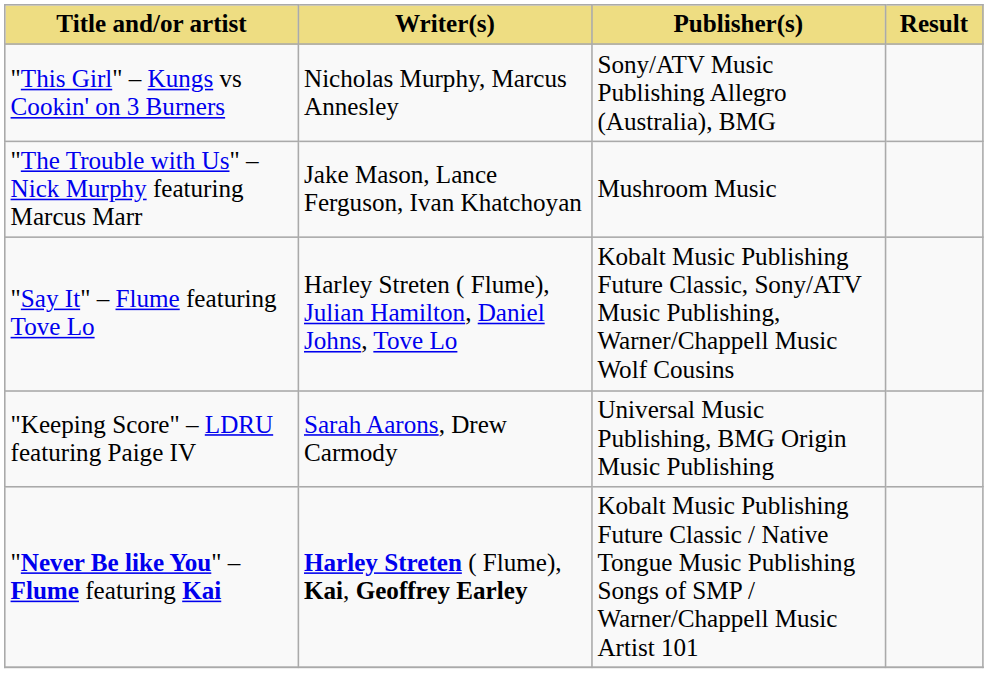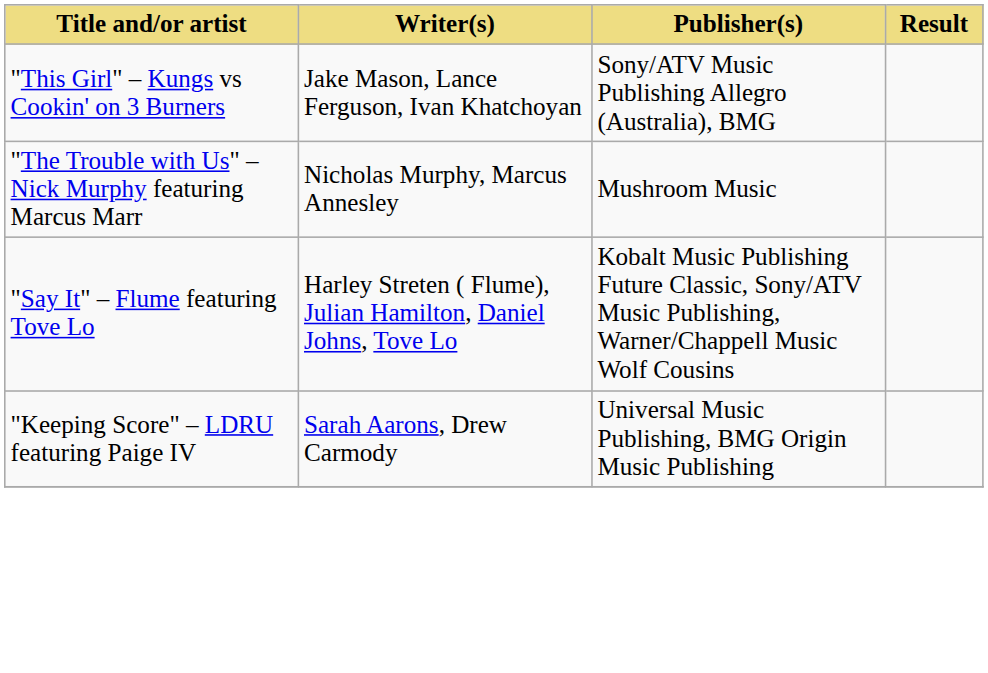(435, 92) Nicholas Murphy, Marcus Annesley -> (443, 92) Jake Mason, Lance Ferguson, Ivan Khatchoyan
(443, 188) Jake Mason, Lance Ferguson, Ivan Khatchoyan -> (435, 188) Nicholas Murphy, Marcus Annesley
- row: (125, 576)
